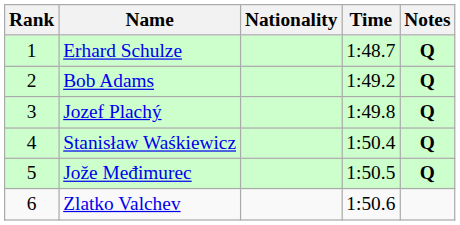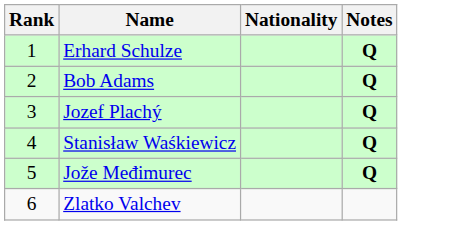- column: (371, 19)
